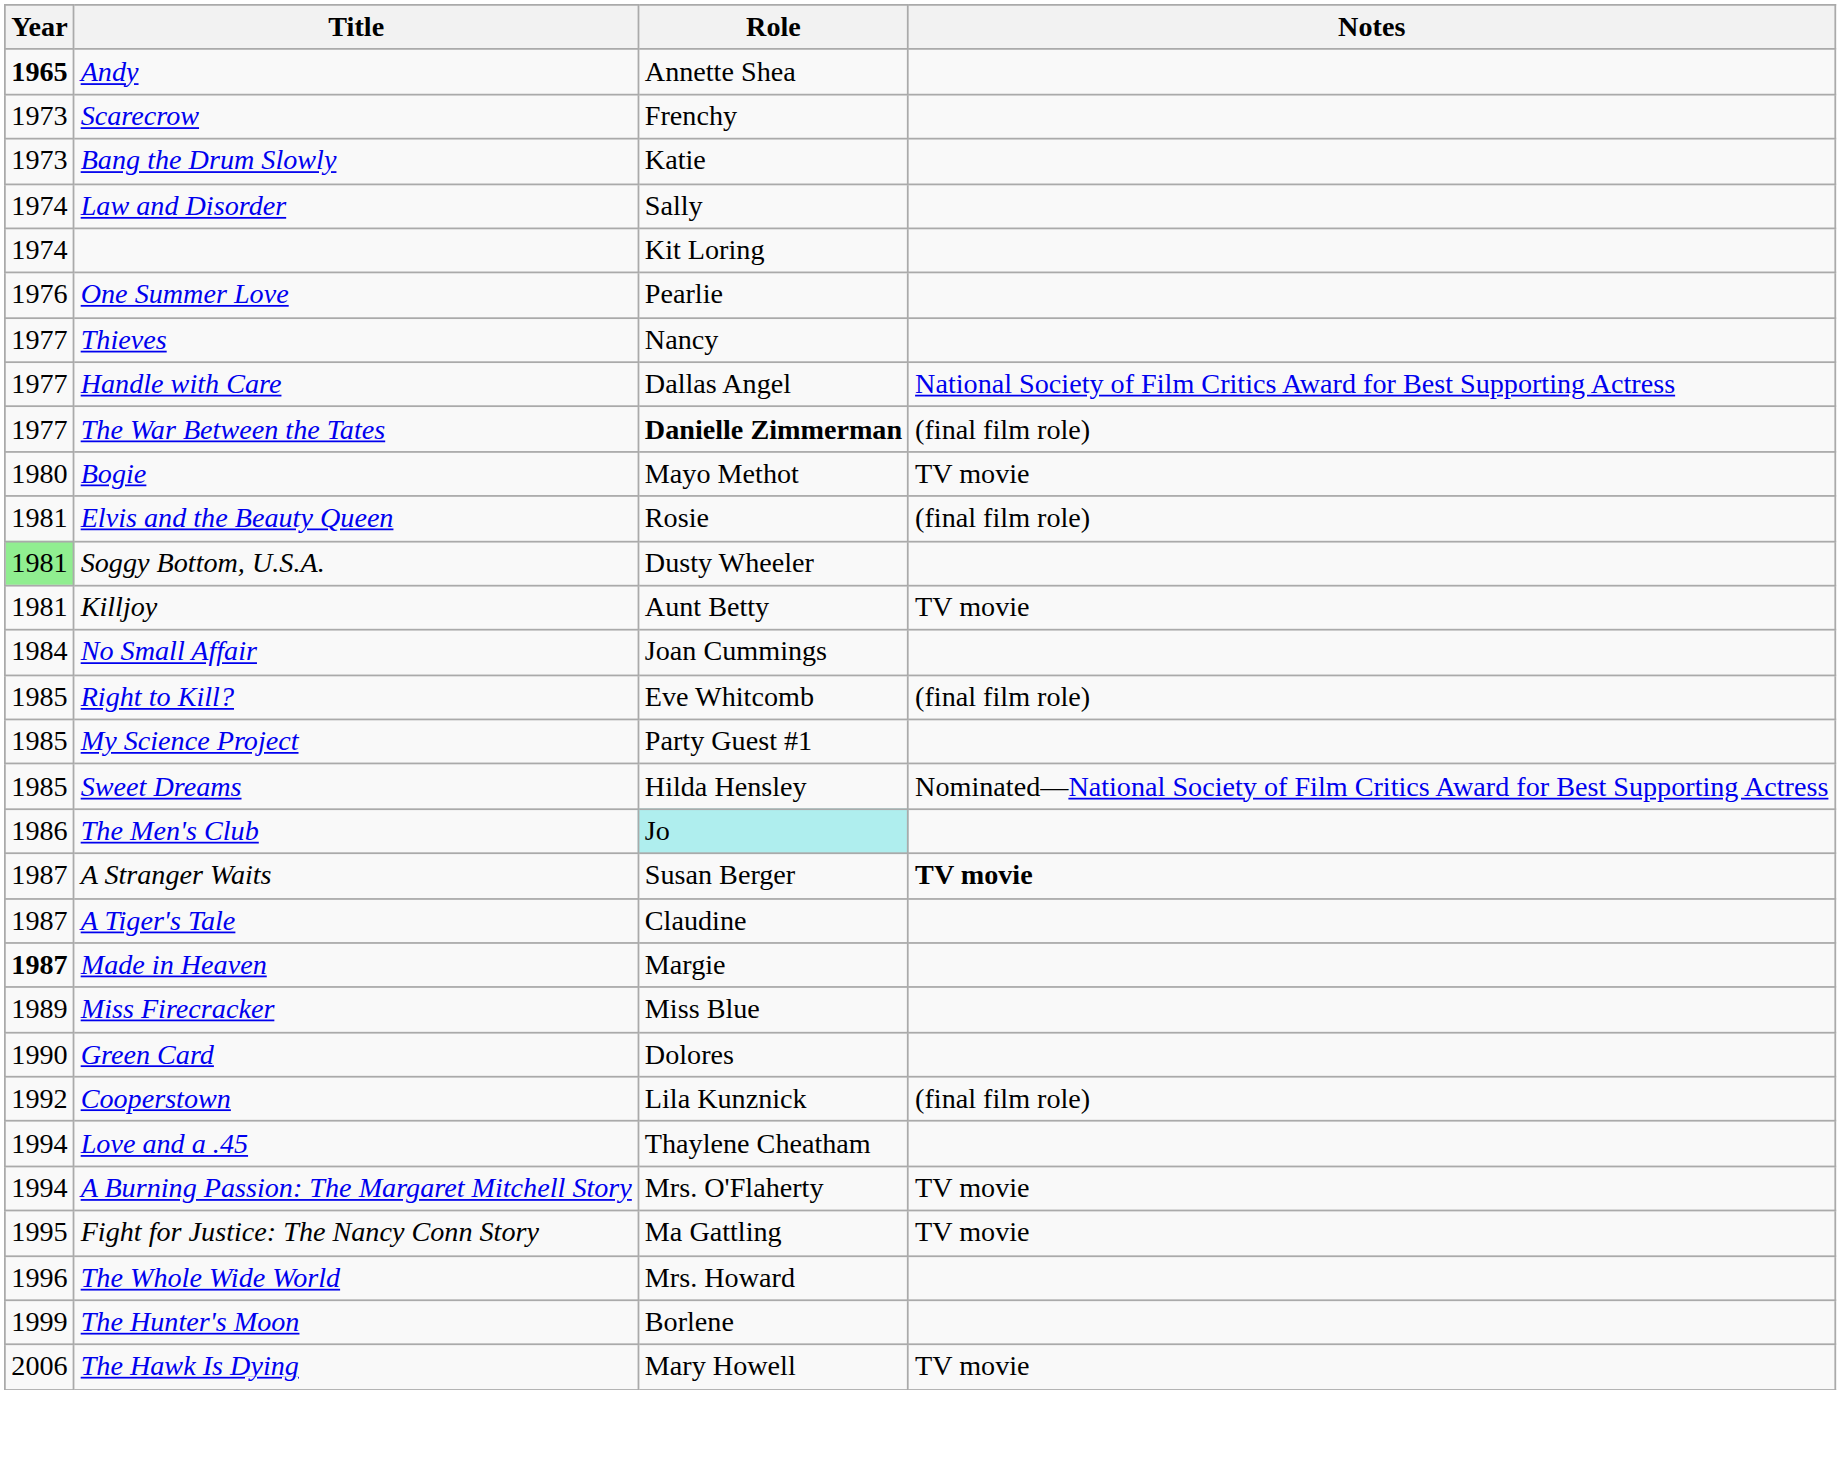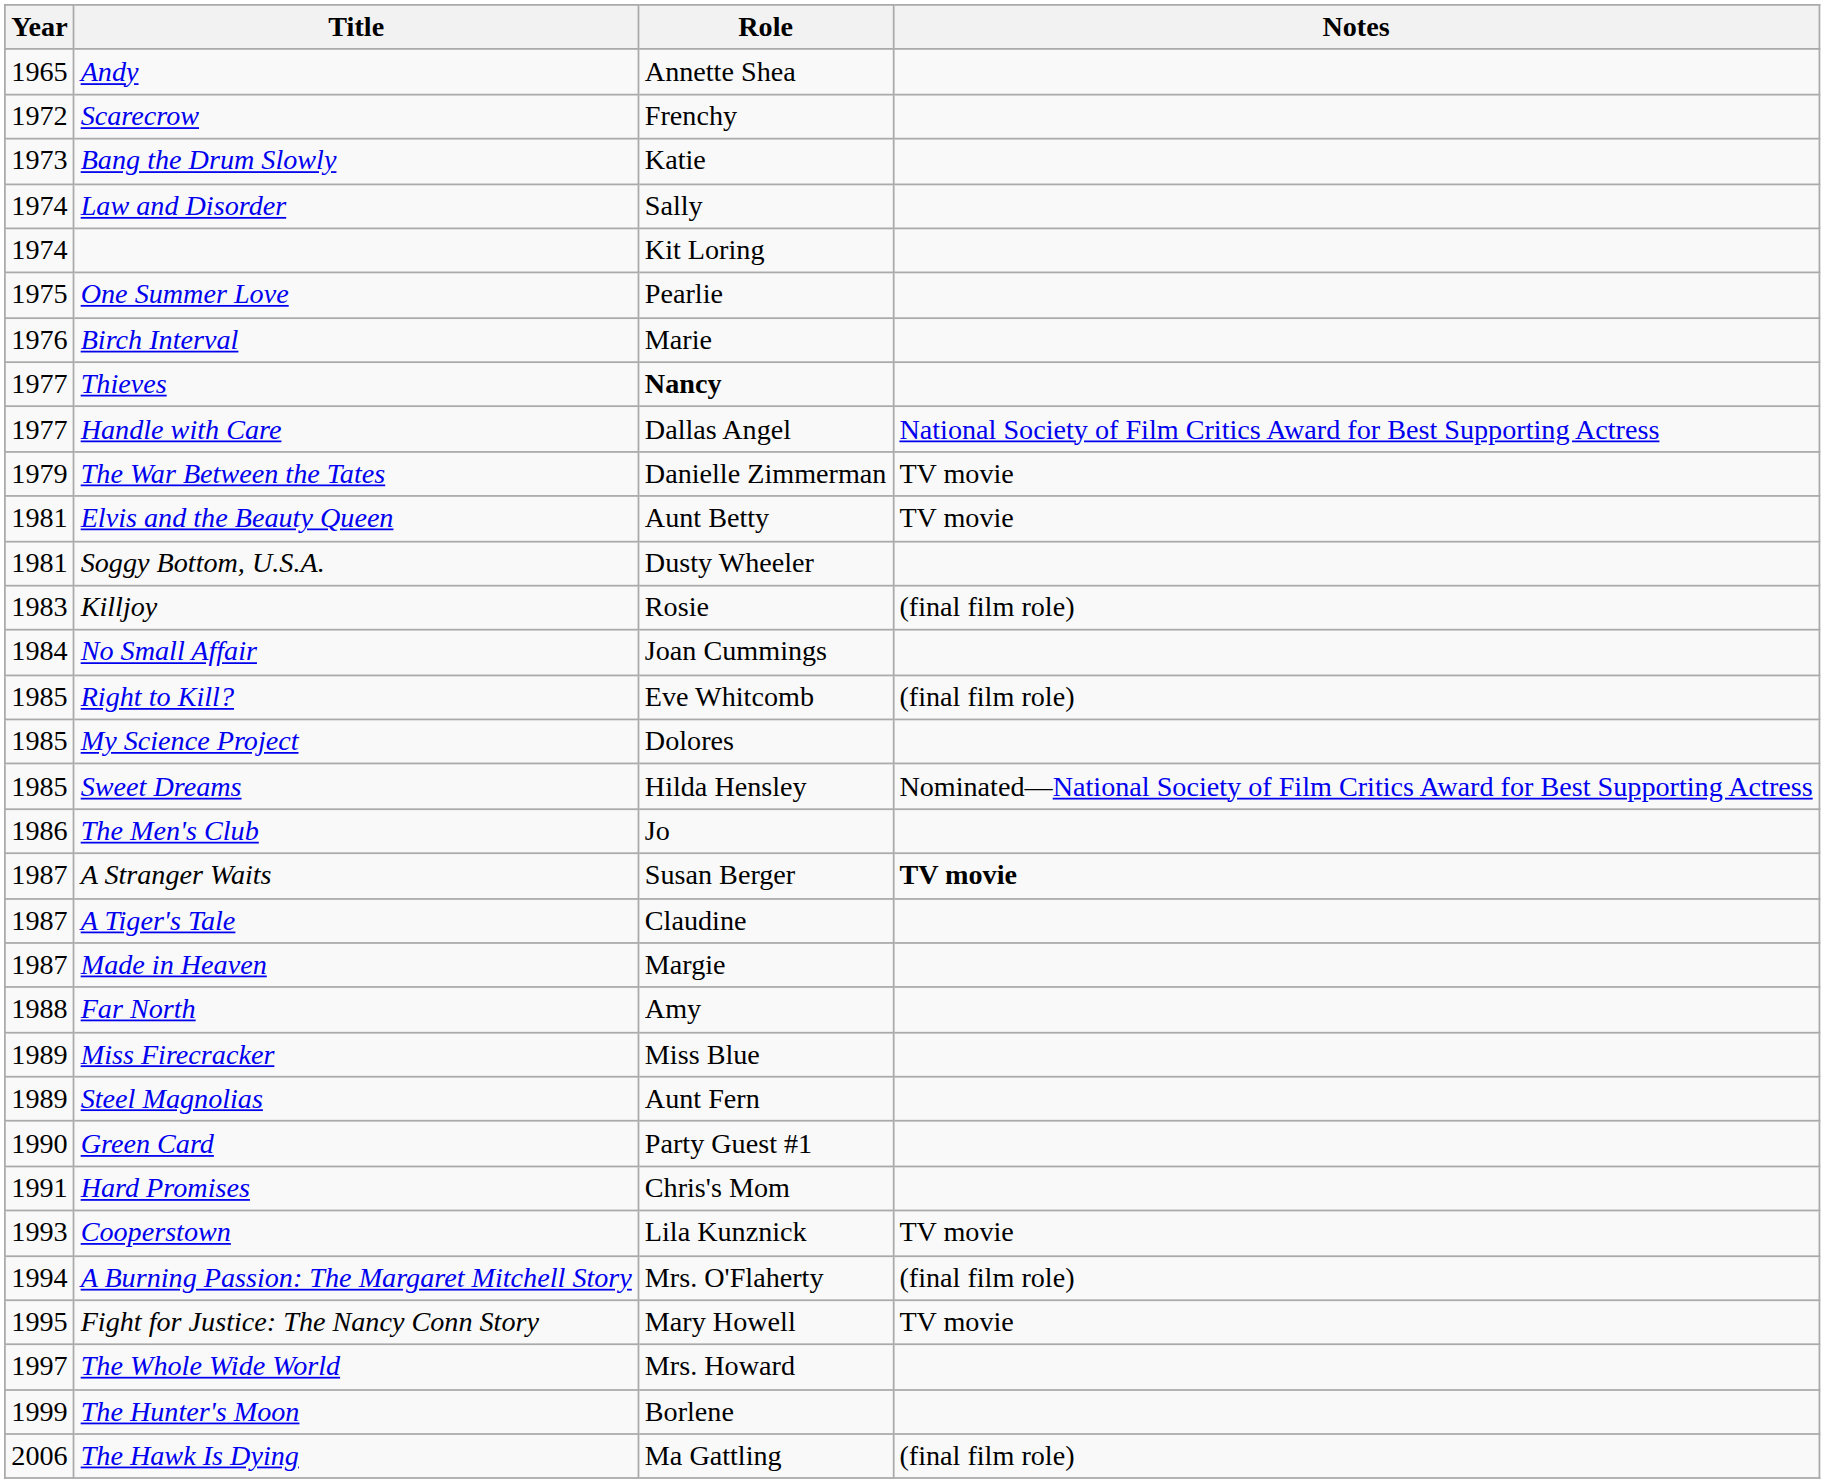(40, 71) bold -> (40, 71) normal
(40, 116) 1973 -> (40, 116) 1972
(40, 294) 1976 -> (40, 294) 1975
+ row: (160, 339)
(682, 339) normal -> (683, 384) bold
(40, 428) 1977 -> (40, 473) 1979
(773, 428) bold -> (766, 473) normal
(1003, 428) (final film role) -> (957, 473) TV movie
- row: (114, 473)
(677, 518) Rosie -> (707, 518) Aunt Betty
(1003, 518) (final film role) -> (957, 518) TV movie
(40, 562) lightgreen background -> (40, 562) no background
(40, 607) 1981 -> (40, 607) 1983
(707, 607) Aunt Betty -> (677, 607) Rosie
(972, 607) TV movie -> (987, 607) (final film role)
(729, 741) Party Guest #1 -> (689, 741) Dolores
(657, 830) paleturquoise background -> (657, 830) no background
(40, 964) bold -> (40, 964) normal
+ row: (138, 1009)
+ row: (172, 1098)
(689, 1054) Dolores -> (729, 1143) Party Guest #1
+ row: (165, 1187)
(40, 1098) 1992 -> (40, 1232) 1993
(1003, 1098) (final film role) -> (957, 1232) TV movie
- row: (164, 1143)
(972, 1187) TV movie -> (987, 1277) (final film role)
(713, 1232) Ma Gattling -> (720, 1321) Mary Howell
(40, 1277) 1996 -> (40, 1366) 1997
(720, 1366) Mary Howell -> (713, 1455) Ma Gattling
(972, 1366) TV movie -> (987, 1455) (final film role)
